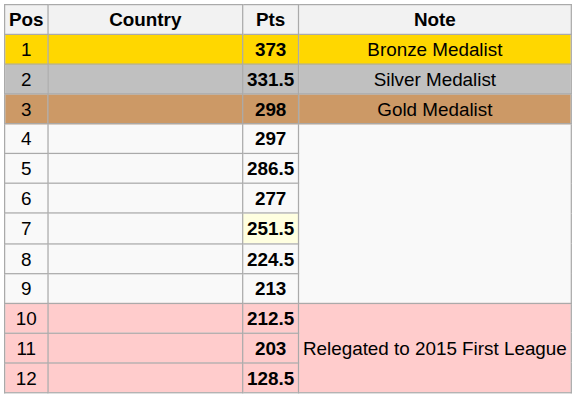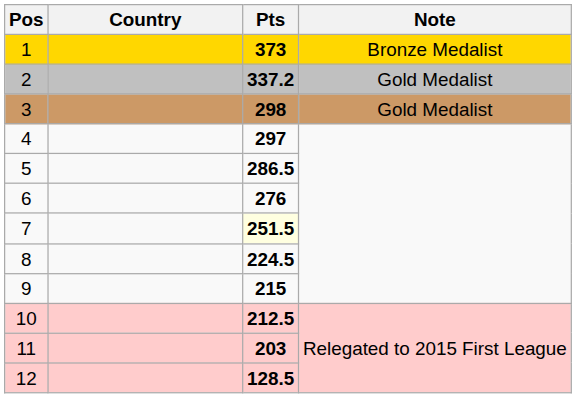(271, 79) 331.5 -> (271, 79) 337.2
(435, 79) Silver Medalist -> (435, 79) Gold Medalist
(271, 199) 277 -> (271, 199) 276
(271, 288) 213 -> (271, 288) 215
